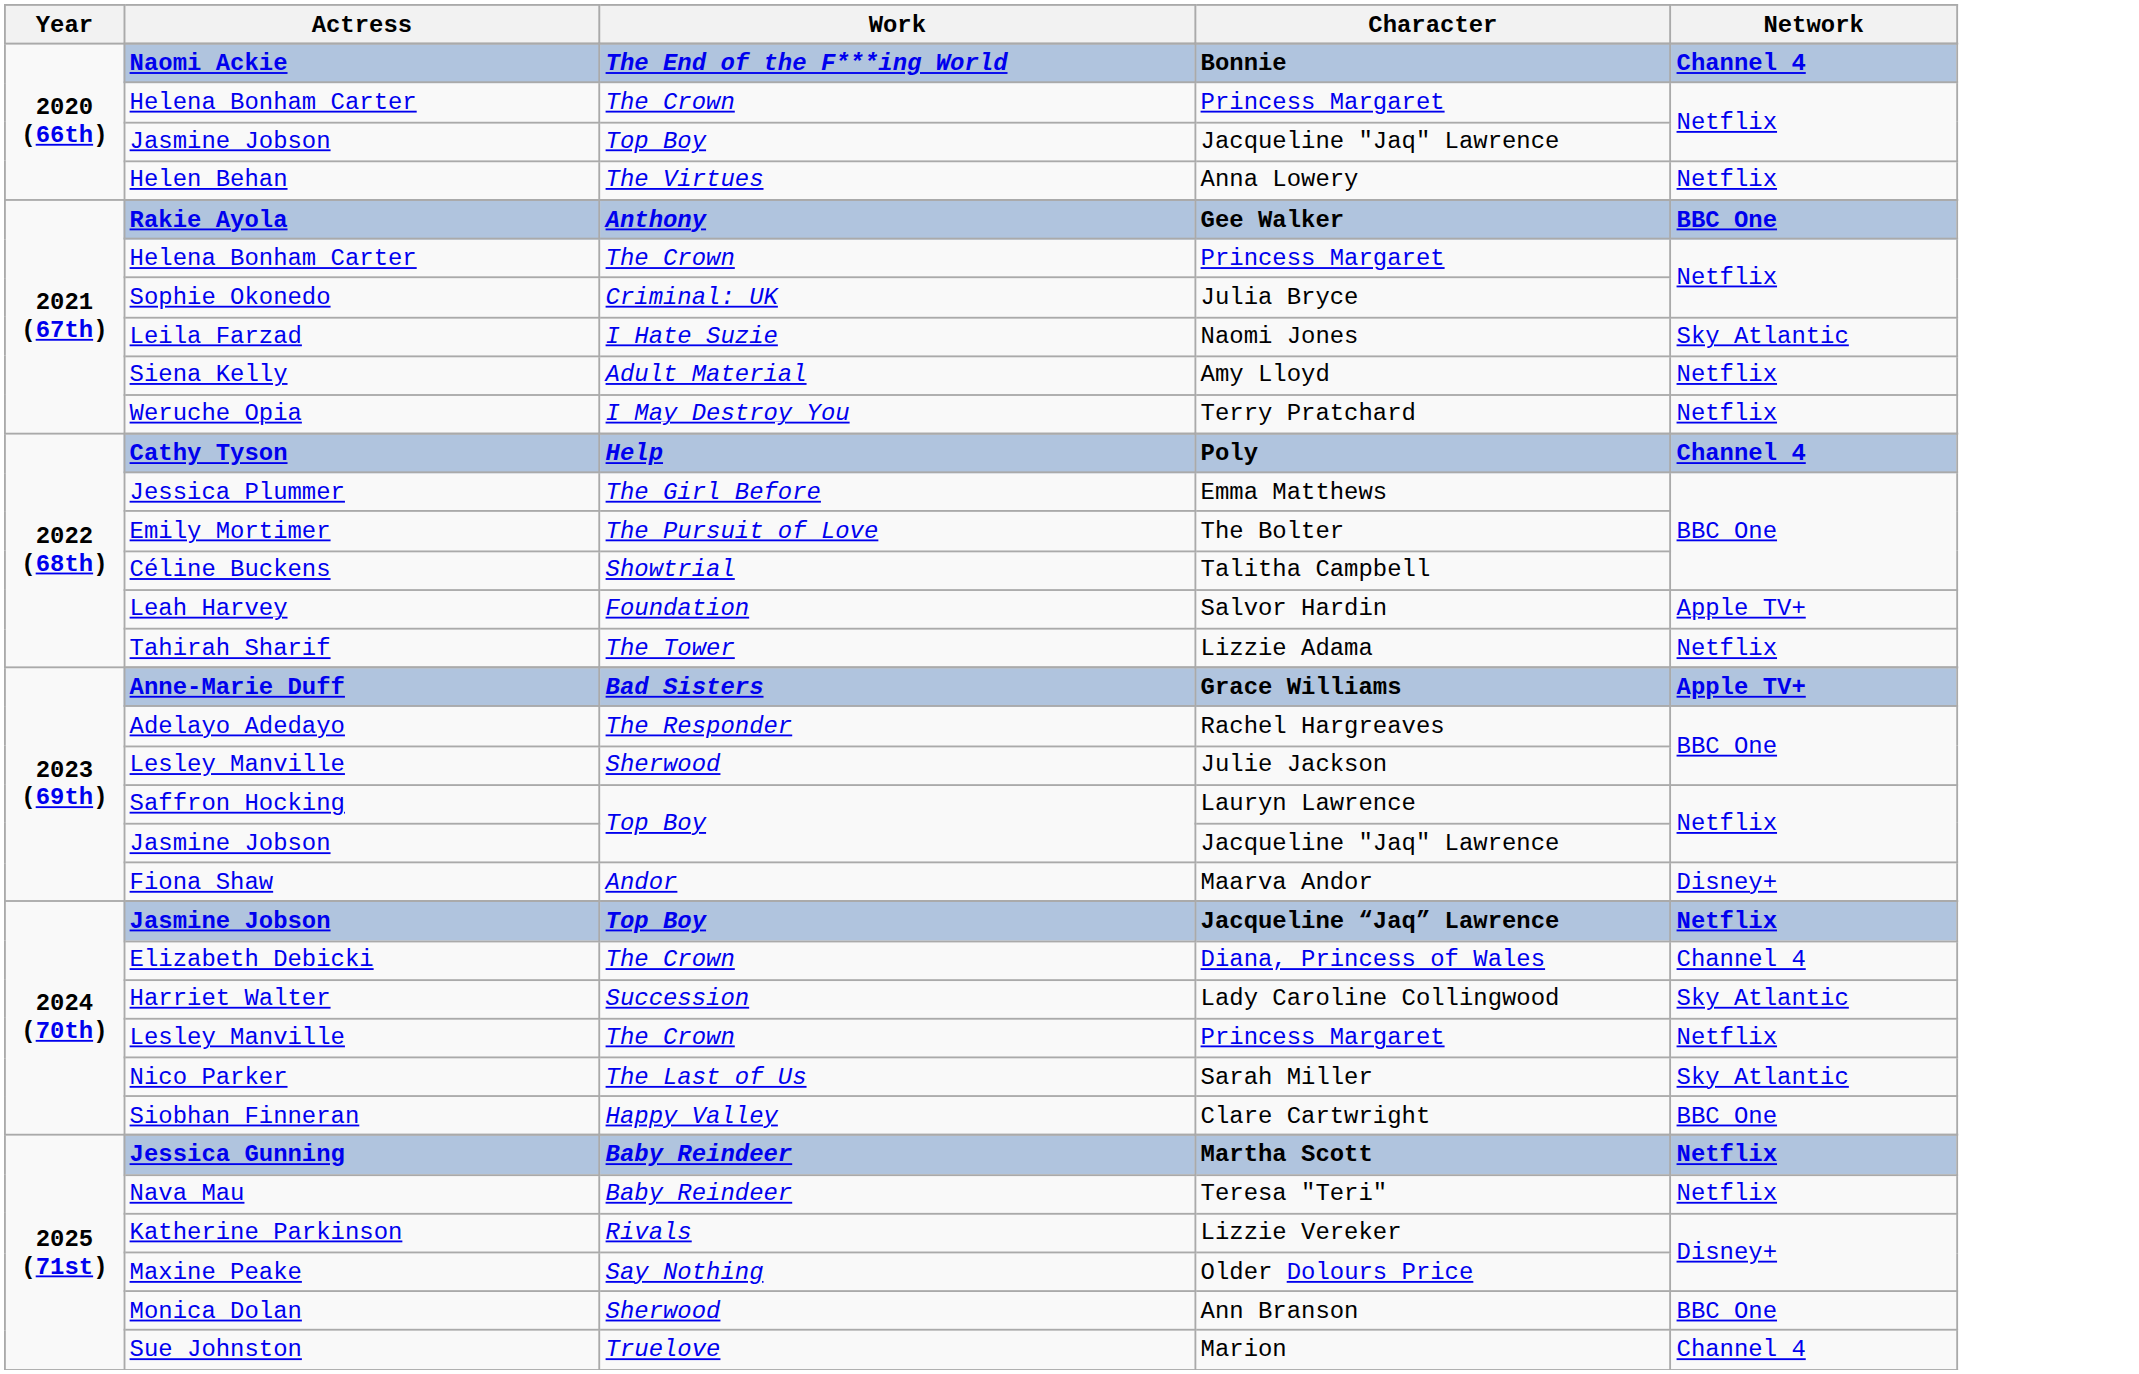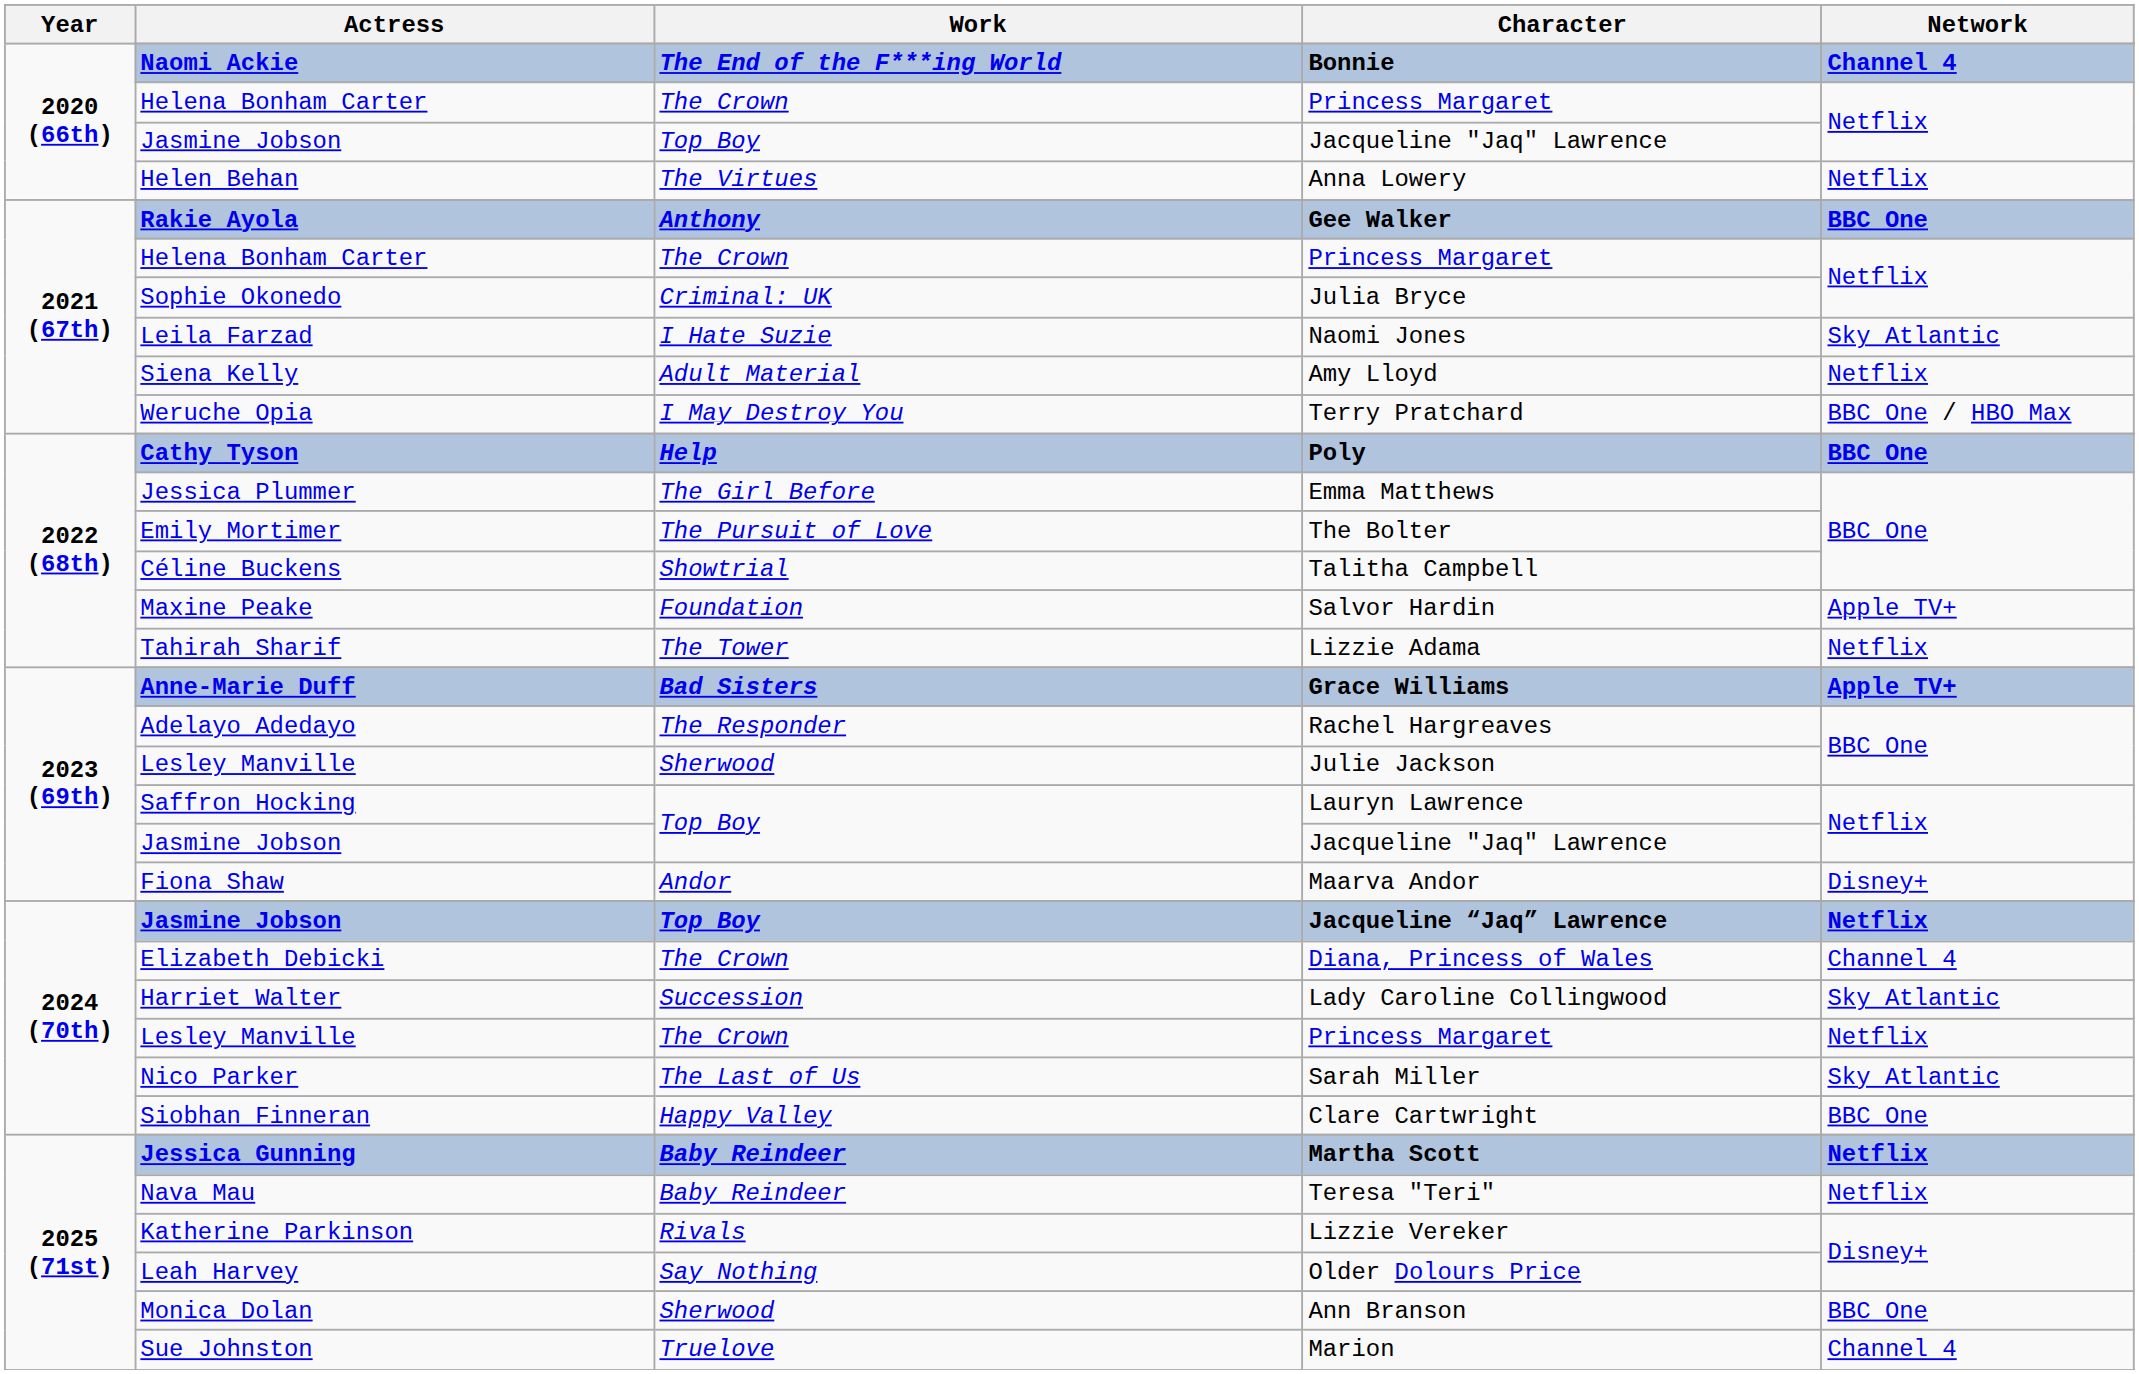(1727, 414) Netflix -> (1950, 414) BBC One / HBO Max
(1741, 453) Channel 4 -> (1878, 453) BBC One
(209, 609) Leah Harvey -> (226, 609) Maxine Peake
(216, 1272) Maxine Peake -> (219, 1272) Leah Harvey
